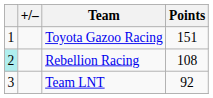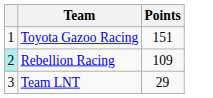- column: (30, 15)
(187, 60) 108 -> (163, 60) 109
(187, 82) 92 -> (163, 82) 29
